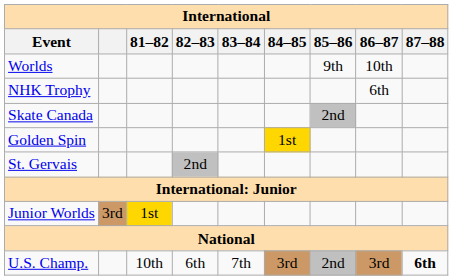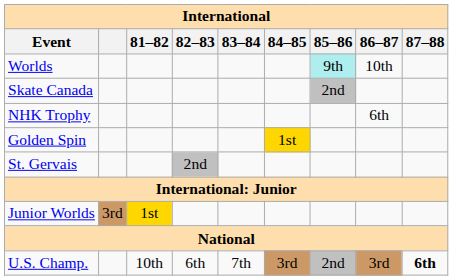(333, 66) no background -> (333, 66) paleturquoise background
rows swapped: (51, 115) <-> (49, 90)
